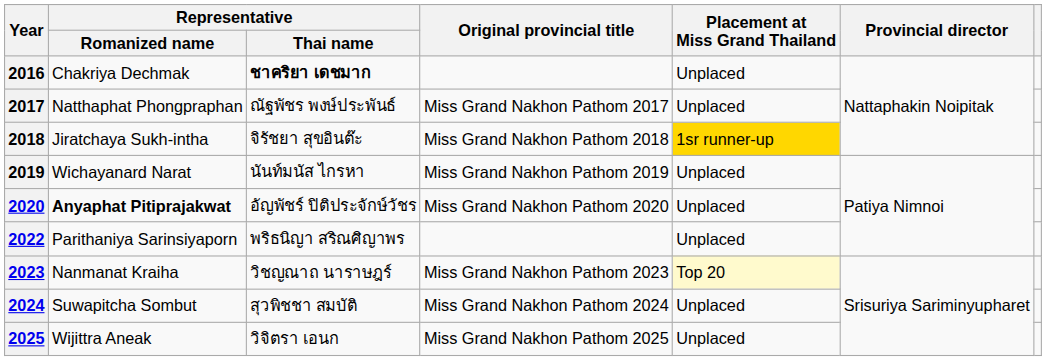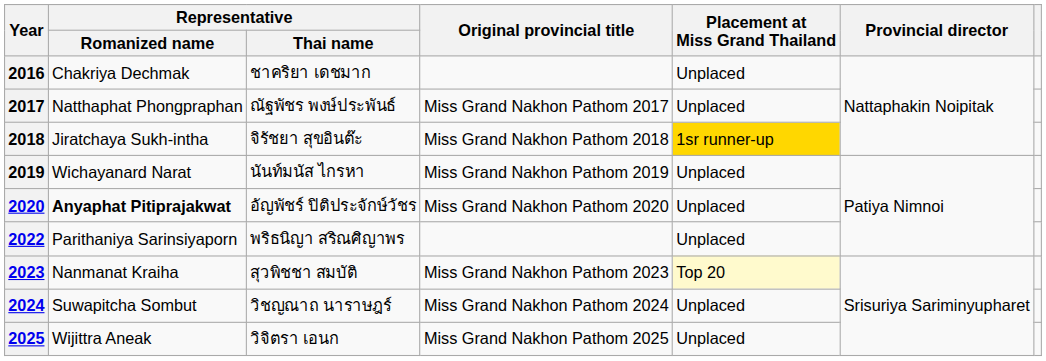(310, 72) bold -> (310, 72) normal
(321, 272) วิชญณาถ นาราษฎร์ -> (304, 272) สุวพิชชา สมบัติ
(304, 305) สุวพิชชา สมบัติ -> (321, 305) วิชญณาถ นาราษฎร์
